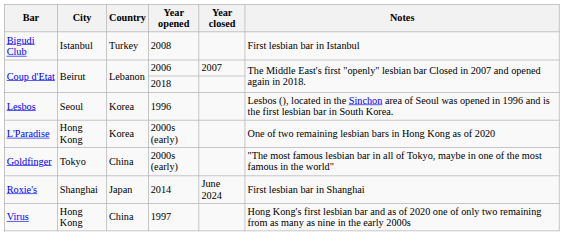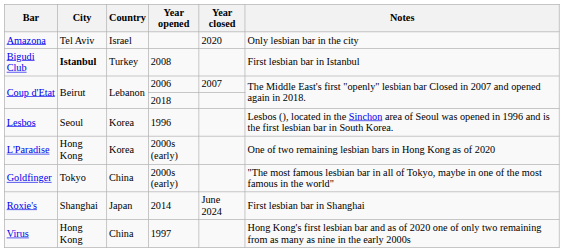+ row: (26, 40)
(76, 46) normal -> (78, 62) bold
